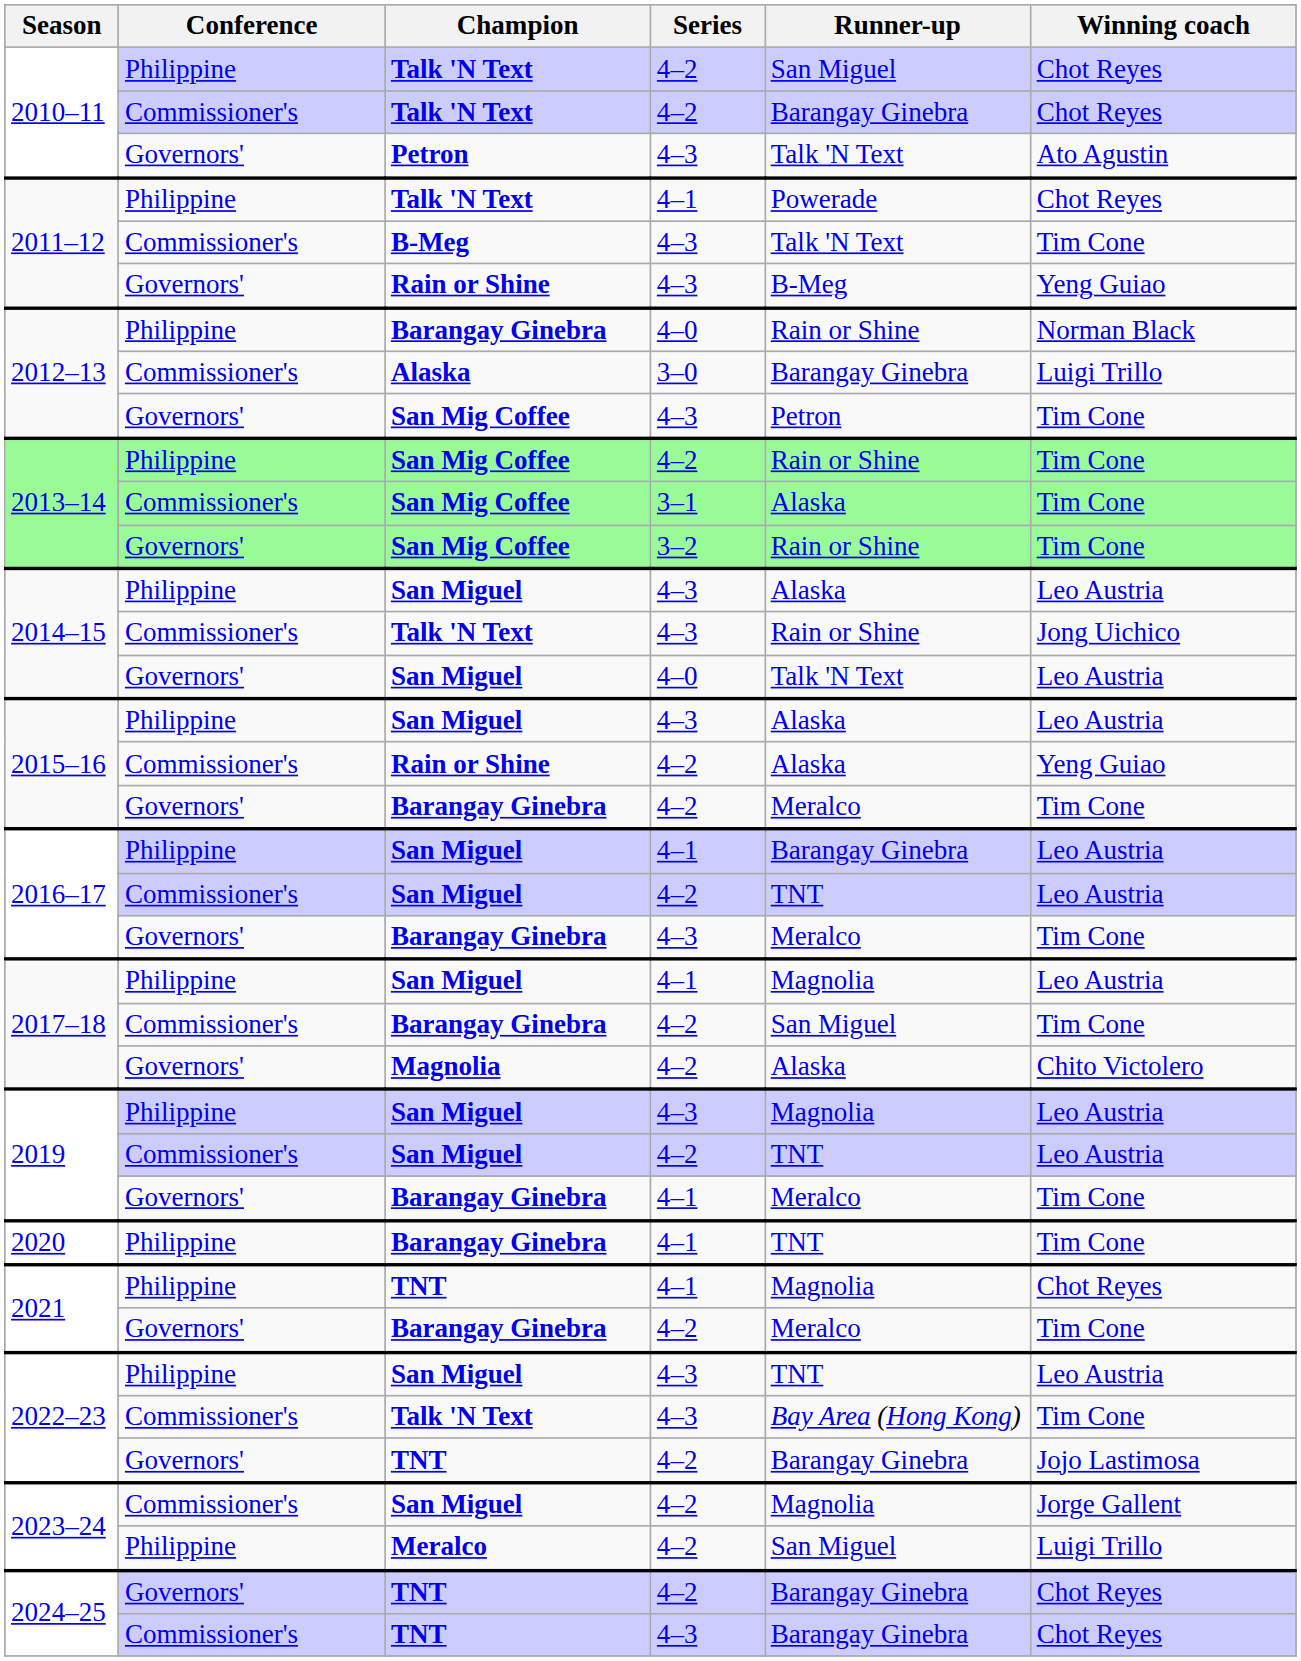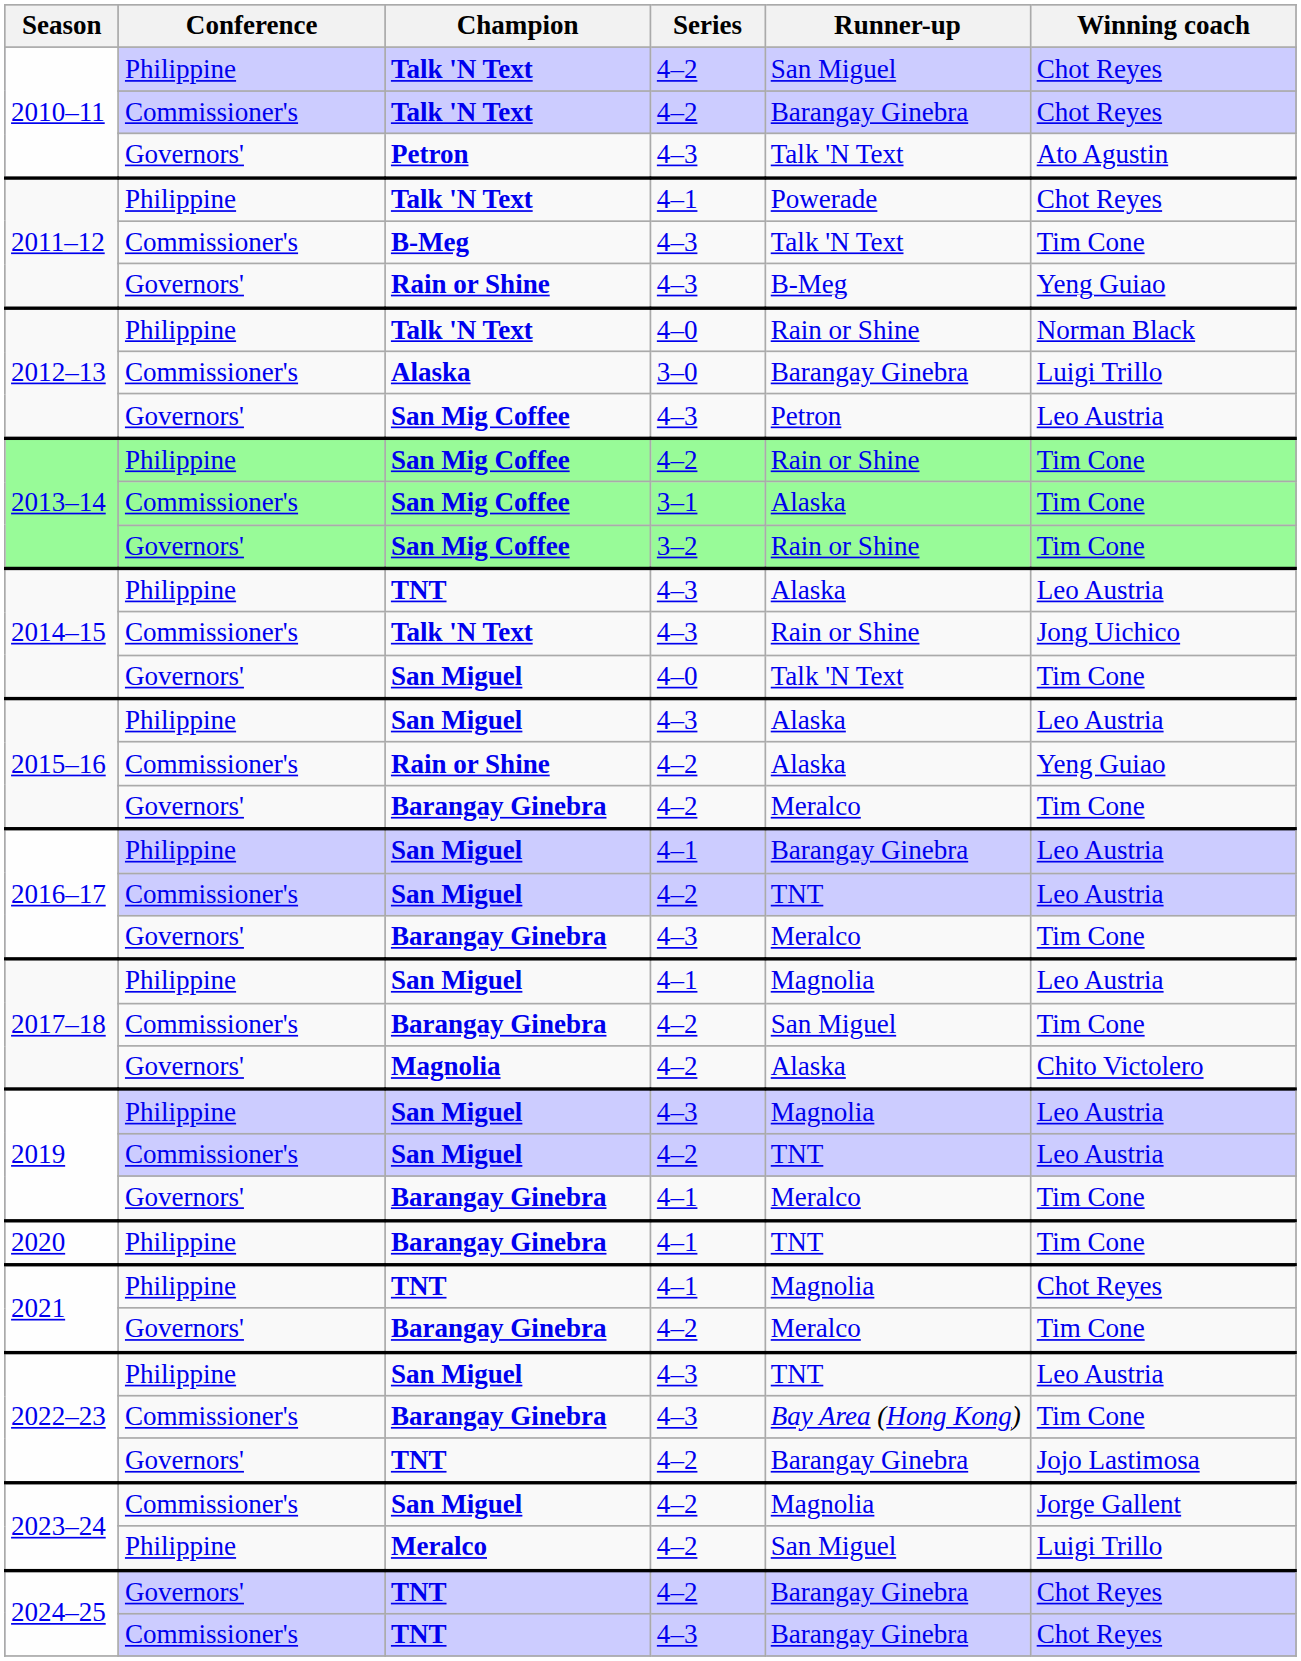(499, 329) Barangay Ginebra -> (462, 329) Talk 'N Text
(1091, 415) Tim Cone -> (1100, 415) Leo Austria
(457, 590) San Miguel -> (419, 590) TNT
(1100, 675) Leo Austria -> (1091, 675) Tim Cone
(462, 1416) Talk 'N Text -> (499, 1416) Barangay Ginebra
